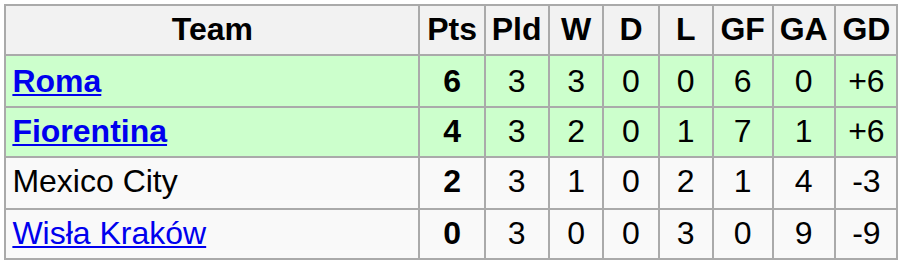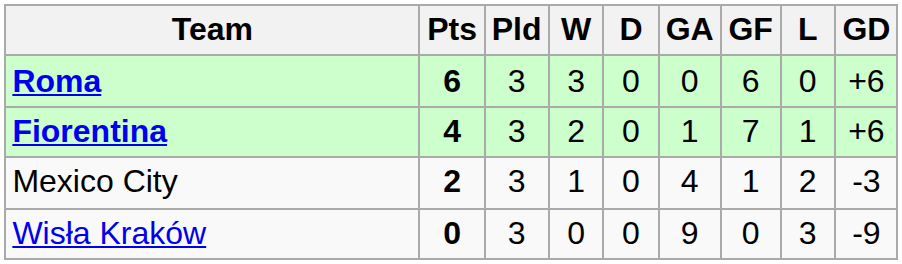columns swapped: (686, 29) <-> (804, 29)
